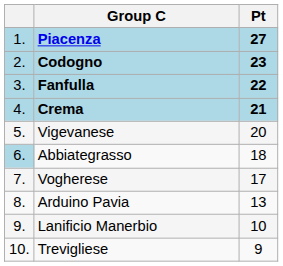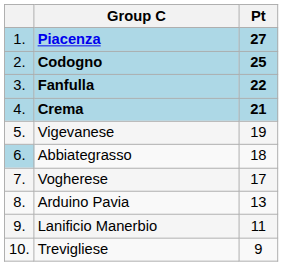(258, 62) 23 -> (258, 62) 25
(258, 132) 20 -> (258, 132) 19
(258, 226) 10 -> (258, 226) 11
